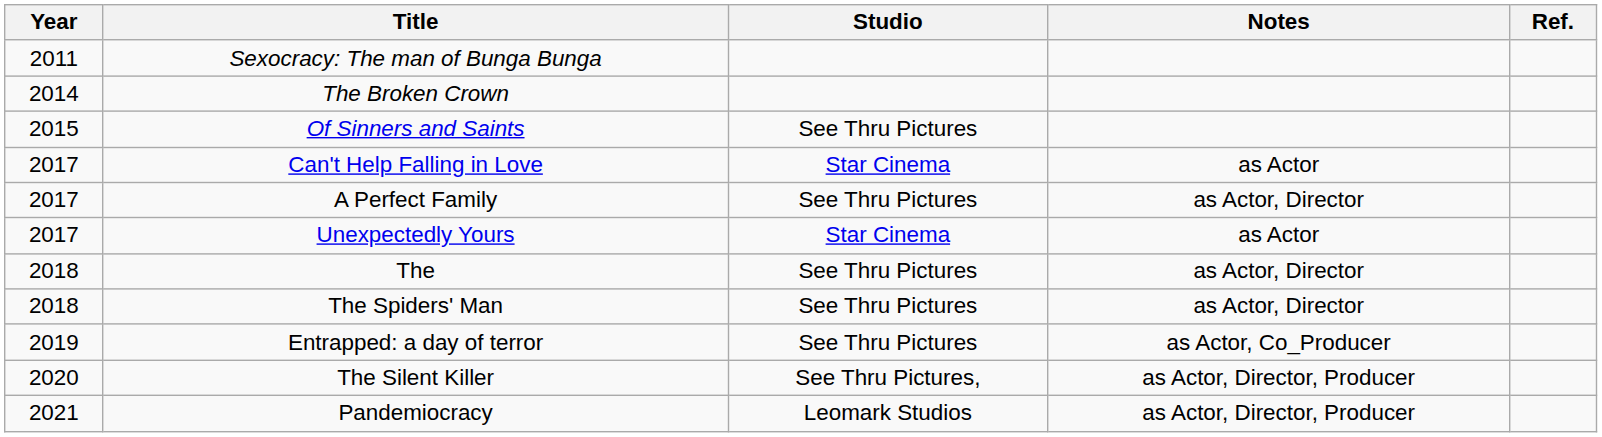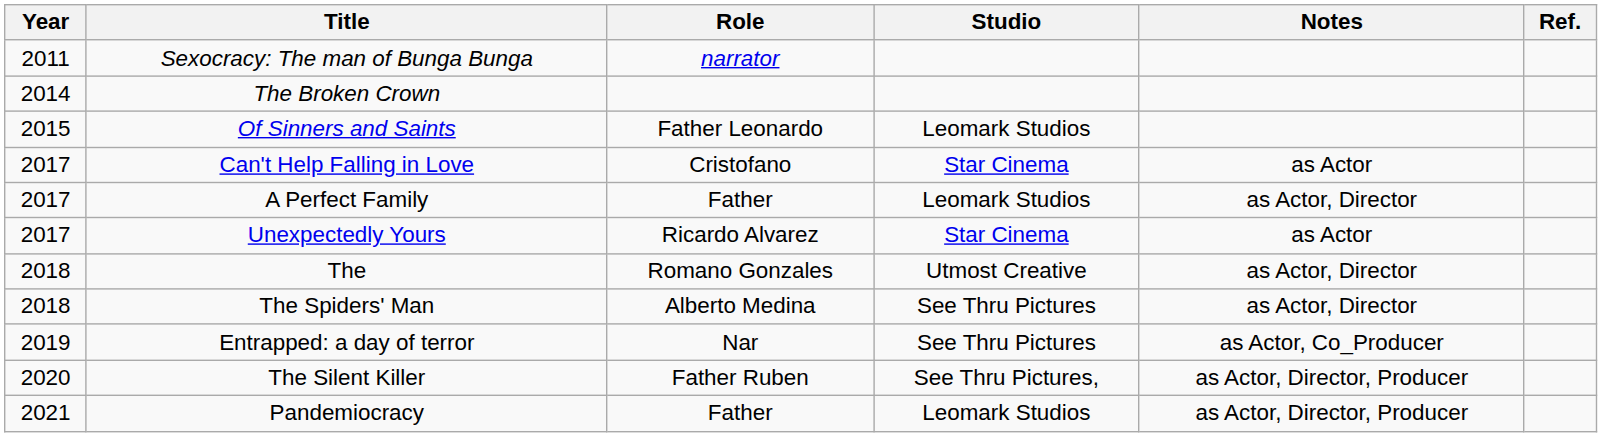+ column: (740, 22)
(888, 128) See Thru Pictures -> (1006, 128) Leomark Studios
(888, 199) See Thru Pictures -> (1006, 199) Leomark Studios
(888, 270) See Thru Pictures -> (1006, 270) Utmost Creative
